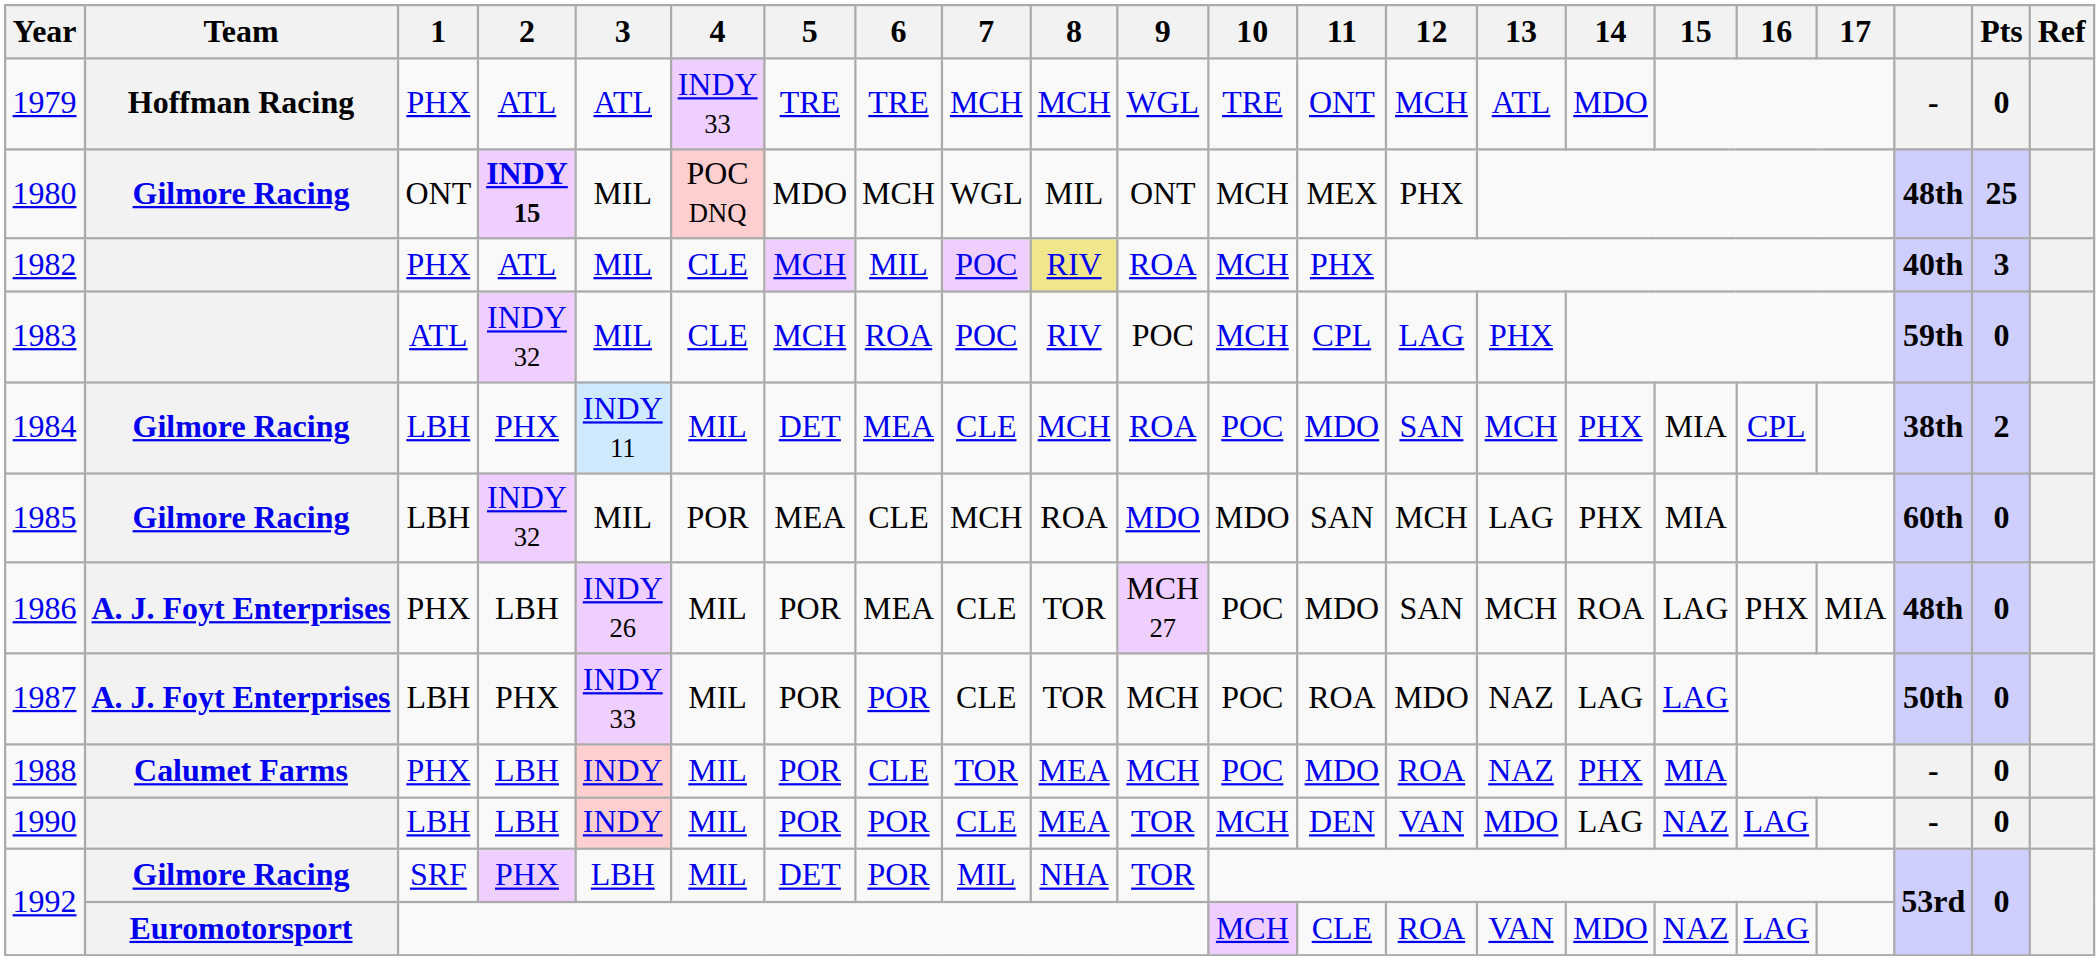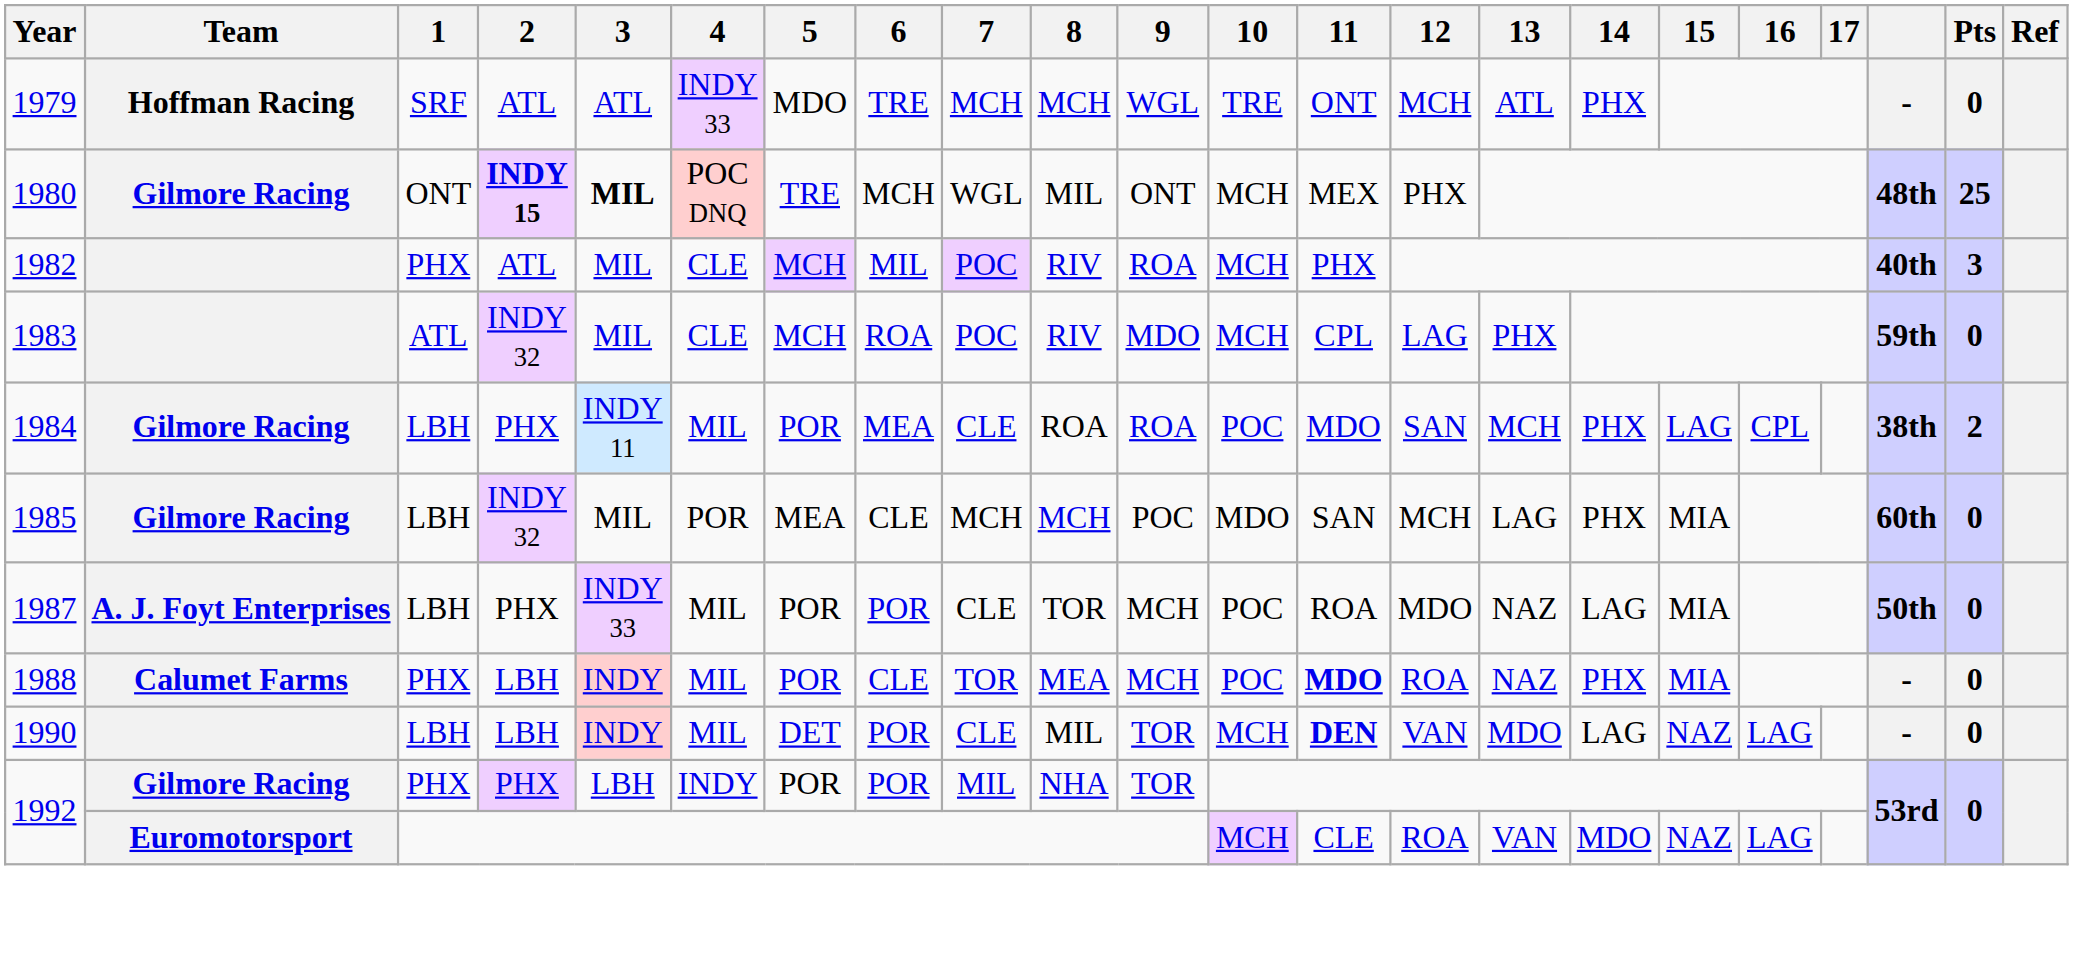(438, 102) PHX -> (438, 102) SRF
(810, 102) TRE -> (810, 102) MDO
(1611, 102) MDO -> (1614, 102) PHX
(623, 193) normal -> (623, 193) bold
(810, 193) MDO -> (810, 193) TRE
(1074, 264) khaki background -> (1074, 264) no background
(1163, 336) POC -> (1163, 336) MDO
(810, 426) DET -> (810, 426) POR
(1074, 426) MCH -> (1074, 426) ROA
(1696, 426) MIA -> (1699, 426) LAG
(1074, 517) ROA -> (1074, 517) MCH
(1163, 517) MDO -> (1163, 517) POC
- row: (45, 607)
(1696, 698) LAG -> (1699, 607) MIA
(1342, 769) normal -> (1344, 679) bold
(810, 822) POR -> (810, 732) DET
(1074, 822) MEA -> (1074, 732) MIL
(1342, 822) normal -> (1344, 732) bold
(438, 875) SRF -> (438, 784) PHX
(718, 875) MIL -> (718, 784) INDY
(810, 875) DET -> (810, 784) POR
